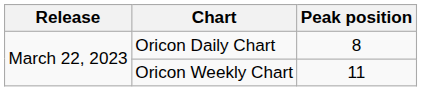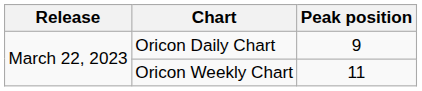(357, 45) 8 -> (357, 45) 9
